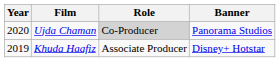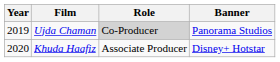(18, 30) 2020 -> (18, 30) 2019
(18, 48) 2019 -> (18, 48) 2020
